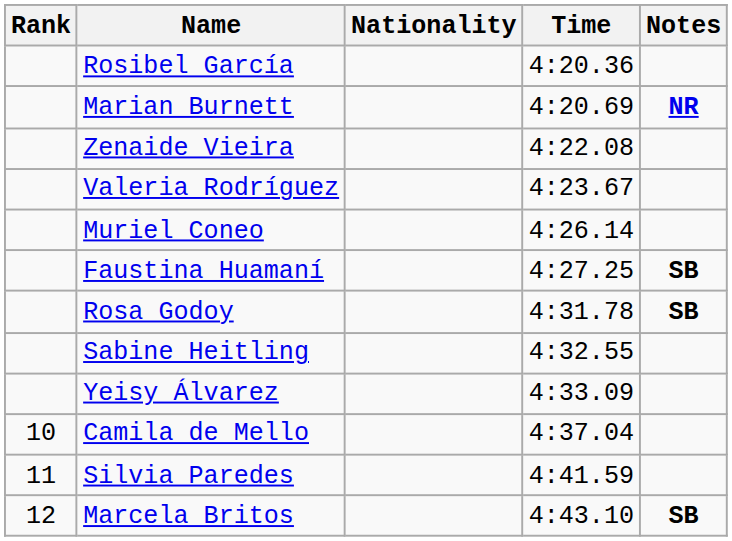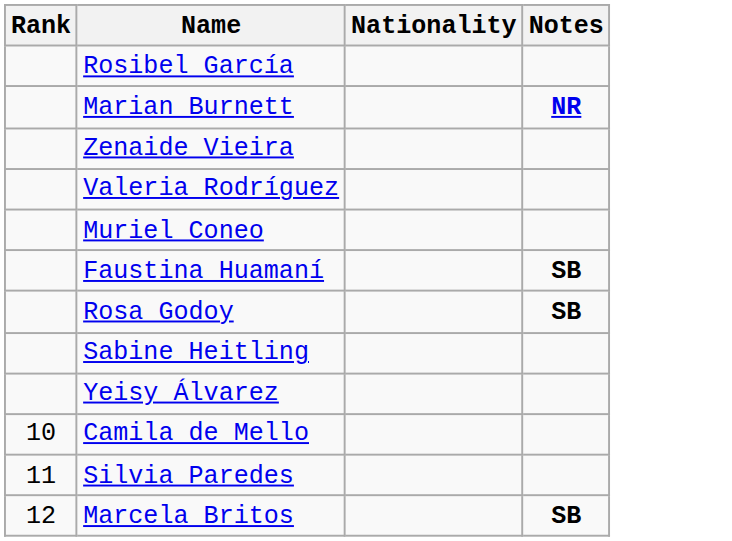- column: (581, 25)
